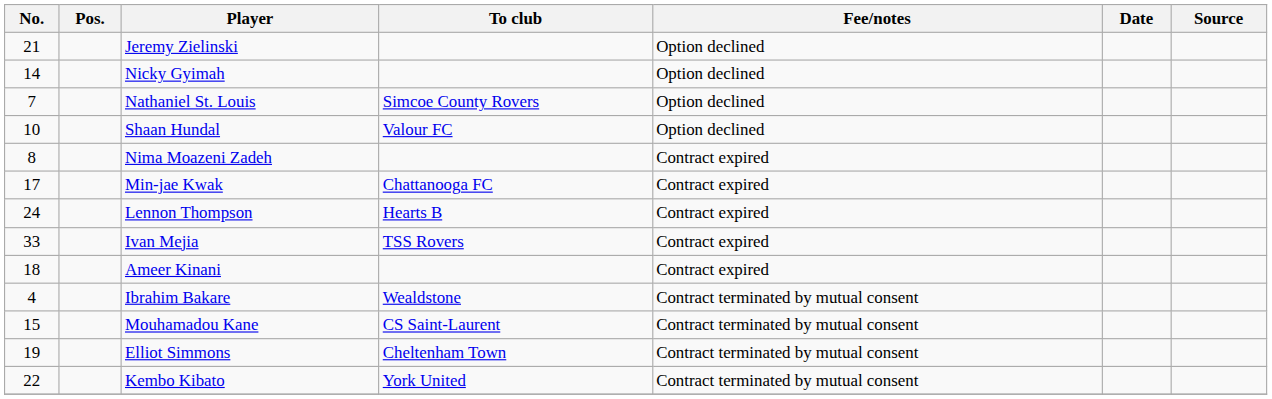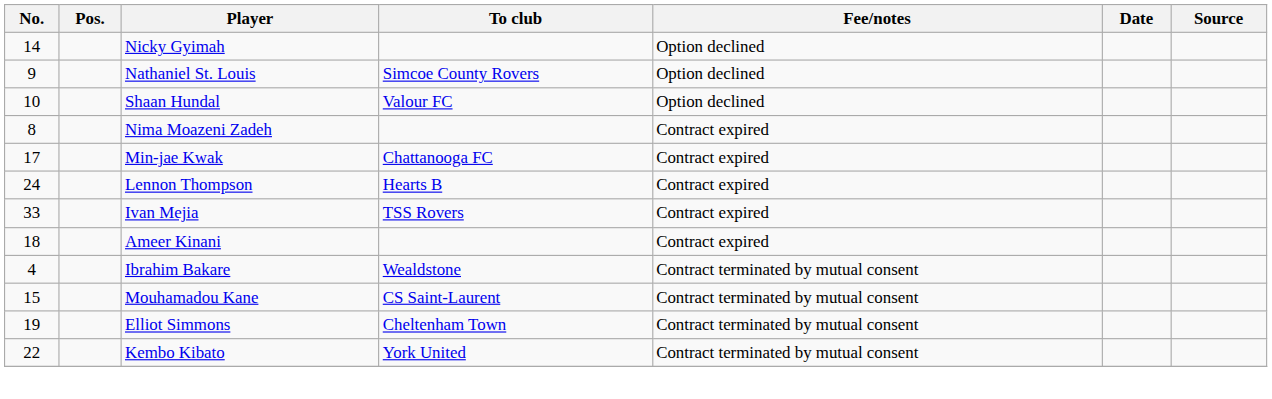- row: (181, 46)
(32, 102) 7 -> (32, 74) 9
